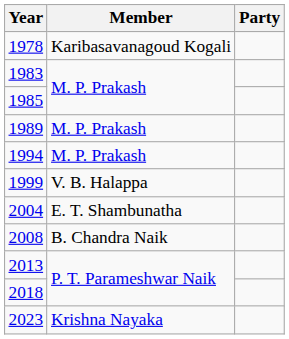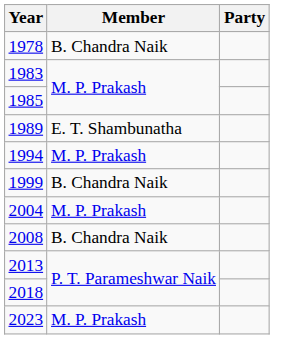(141, 45) Karibasavanagoud Kogali -> (109, 45) B. Chandra Naik
(99, 127) M. P. Prakash -> (116, 127) E. T. Shambunatha
(99, 182) V. B. Halappa -> (109, 182) B. Chandra Naik
(116, 210) E. T. Shambunatha -> (99, 210) M. P. Prakash
(107, 319) Krishna Nayaka -> (99, 319) M. P. Prakash
